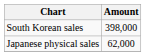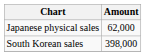rows swapped: (53, 43) <-> (45, 28)
